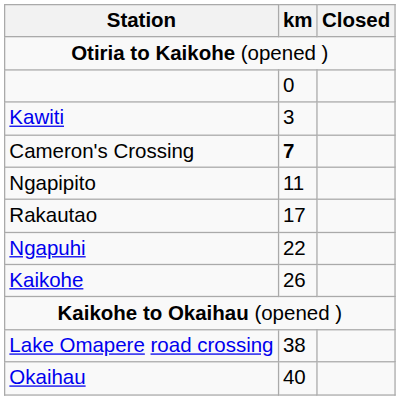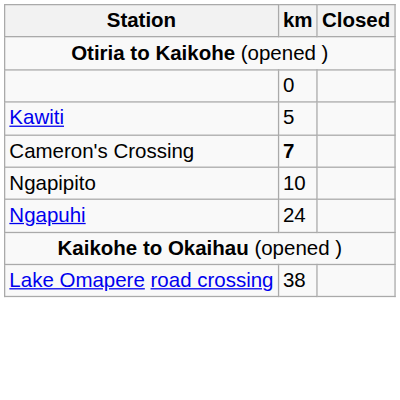(289, 118) 3 -> (289, 118) 5
(294, 183) 11 -> (294, 183) 10
- row: (53, 215)
(294, 248) 22 -> (294, 215) 24
- row: (46, 280)
- row: (47, 378)
